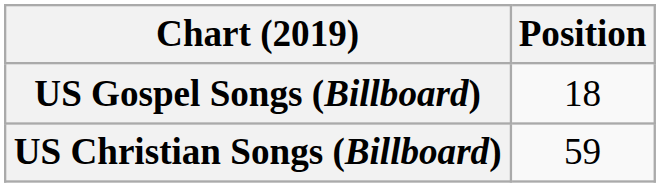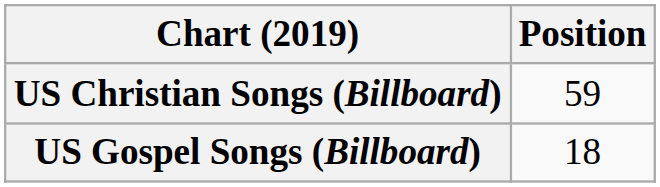rows swapped: (258, 151) <-> (258, 92)
